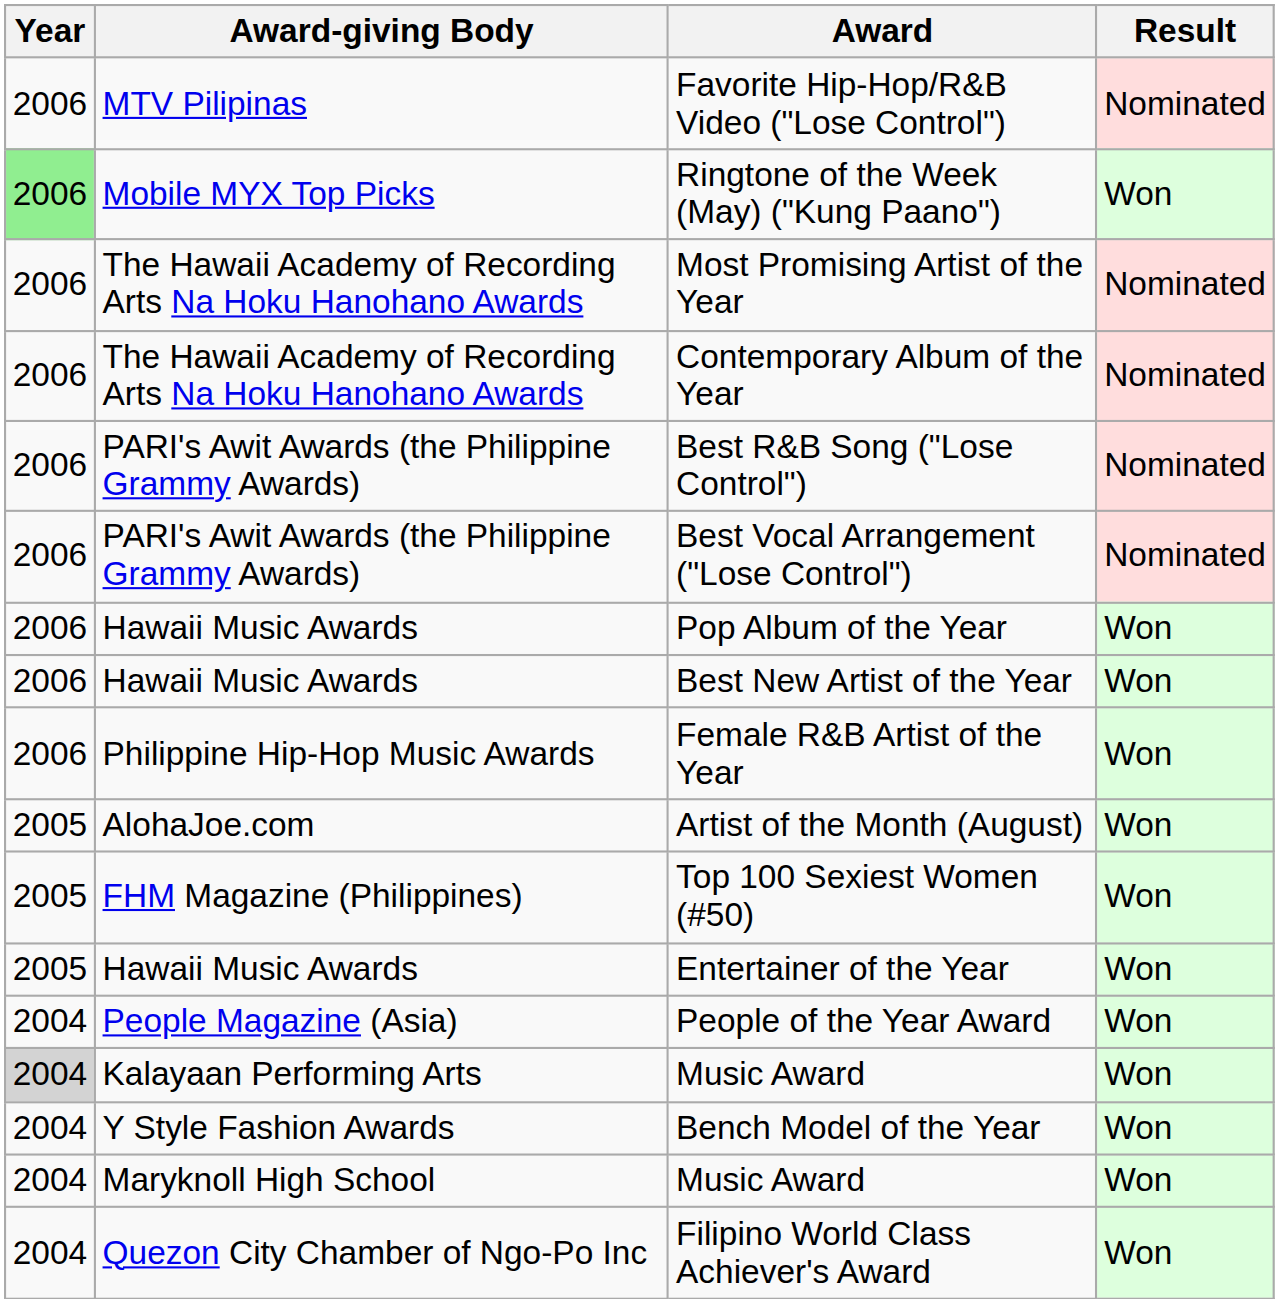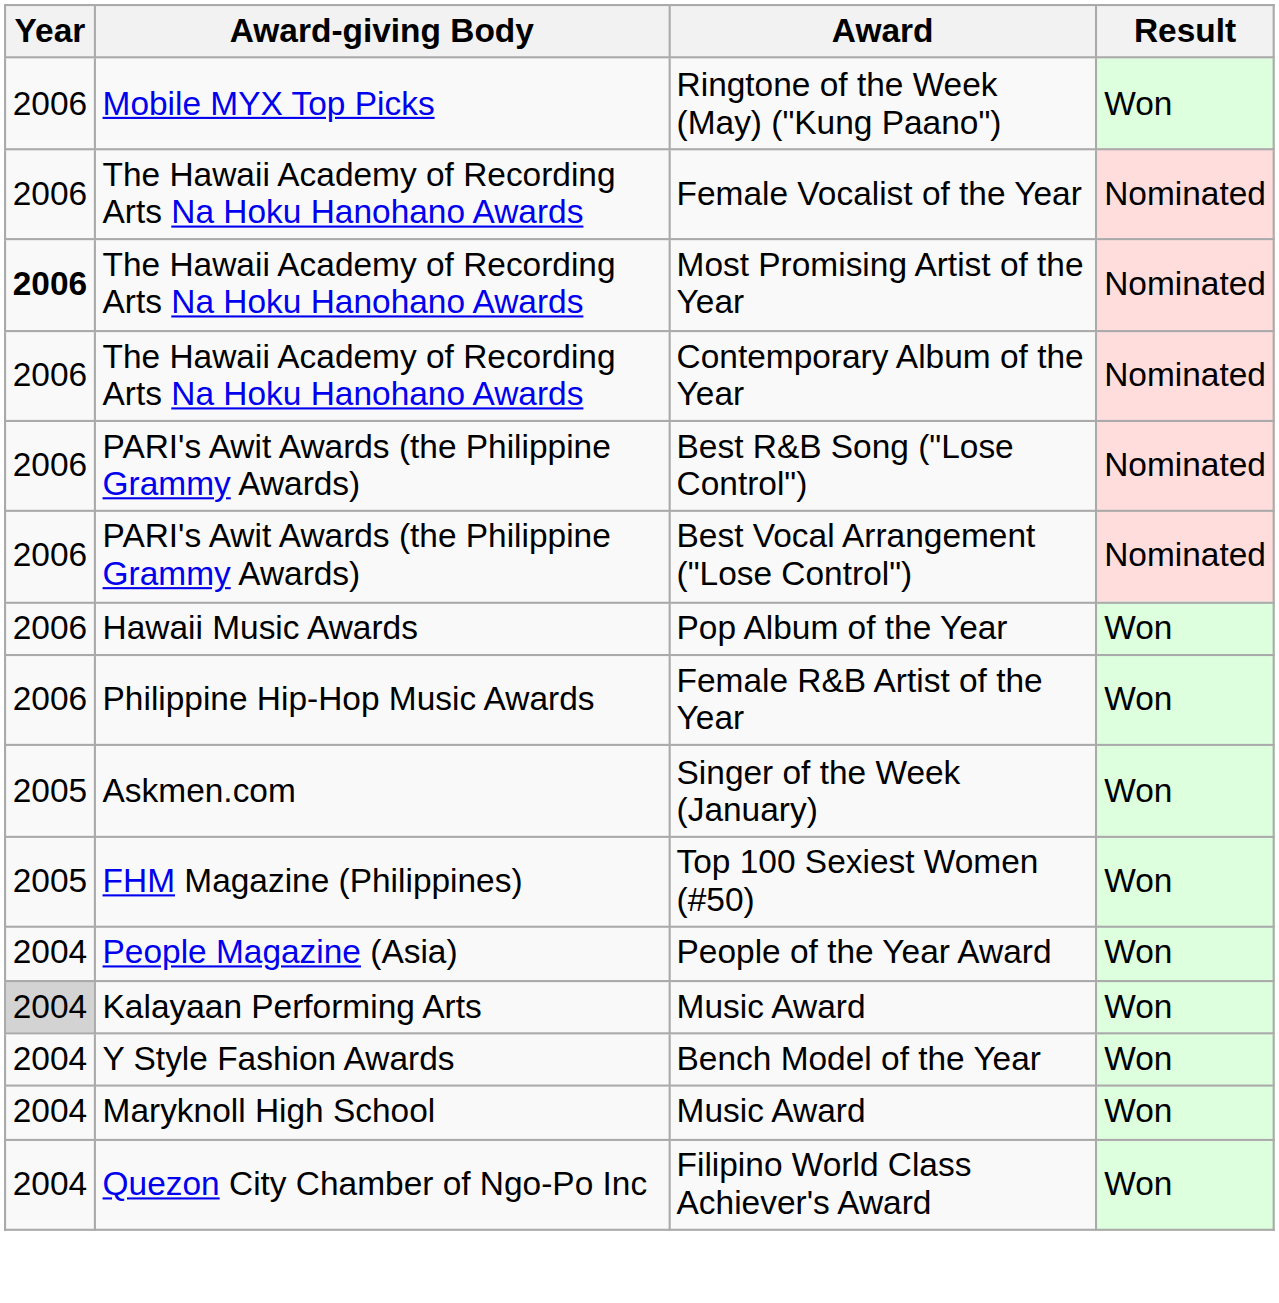- row: (205, 102)
(50, 193) lightgreen background -> (50, 102) no background
+ row: (359, 193)
(50, 284) normal -> (50, 284) bold
- row: (260, 681)
+ row: (199, 790)
- row: (209, 824)
- row: (260, 968)
